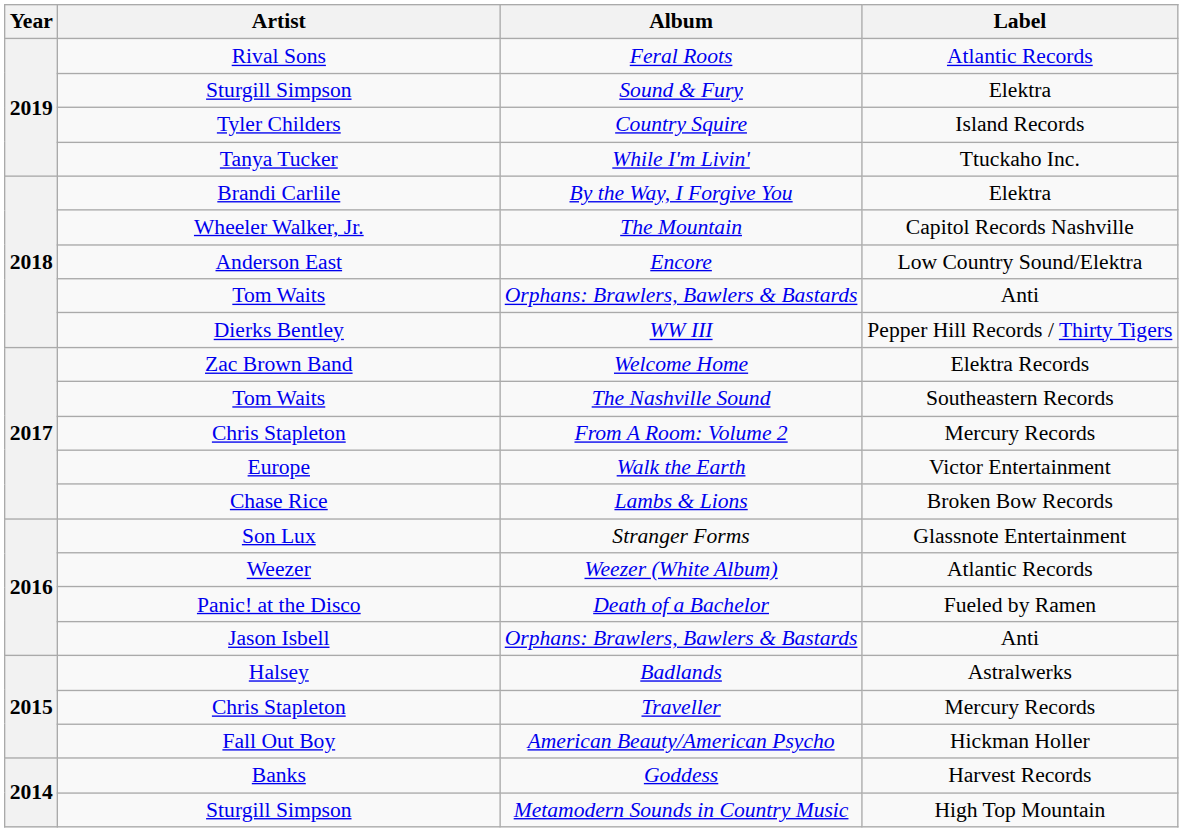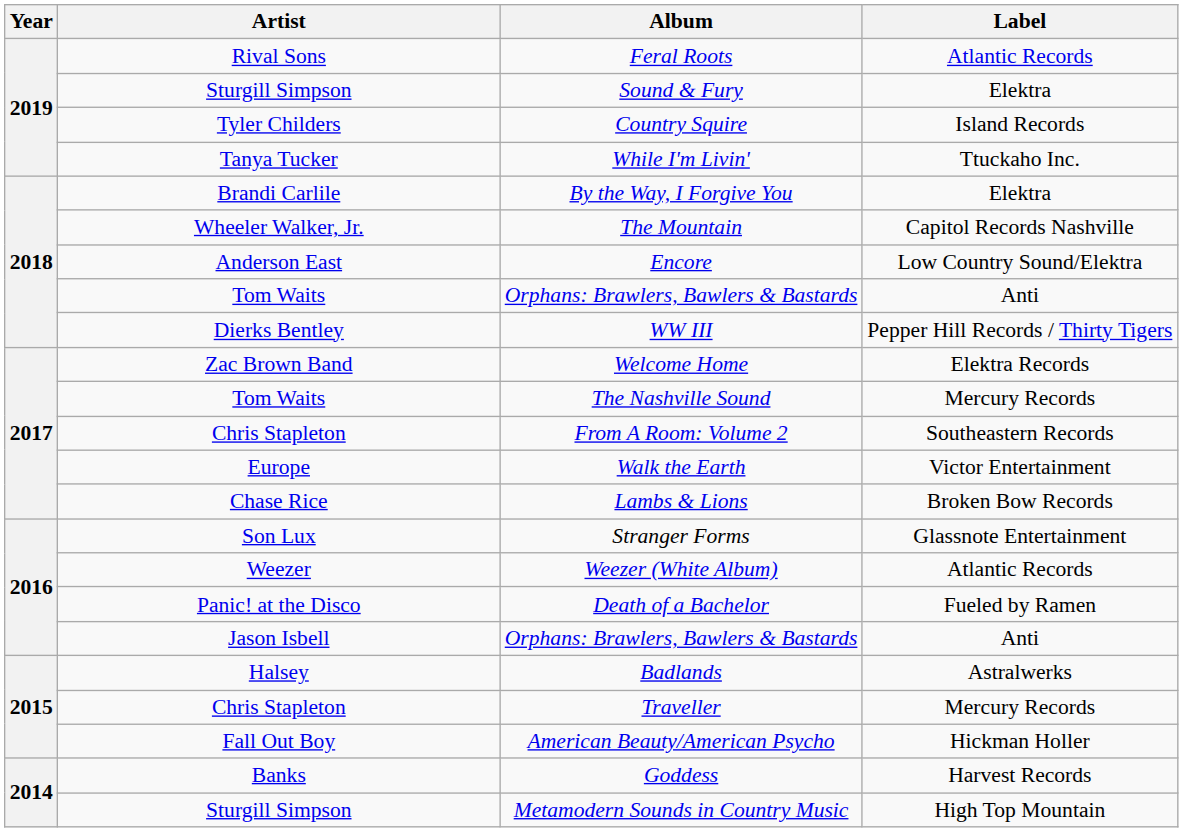(1020, 398) Southeastern Records -> (1020, 398) Mercury Records
(1020, 432) Mercury Records -> (1020, 432) Southeastern Records
